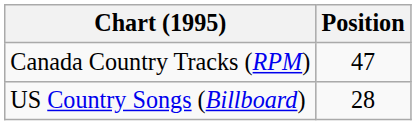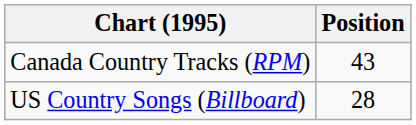(363, 61) 47 -> (363, 61) 43
